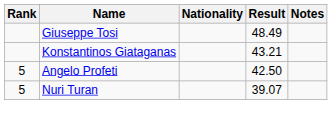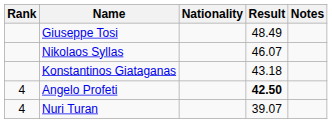+ row: (83, 52)
(267, 52) 43.21 -> (267, 71) 43.18
(22, 71) 5 -> (22, 90) 4
(267, 71) normal -> (267, 90) bold
(22, 90) 5 -> (22, 109) 4
